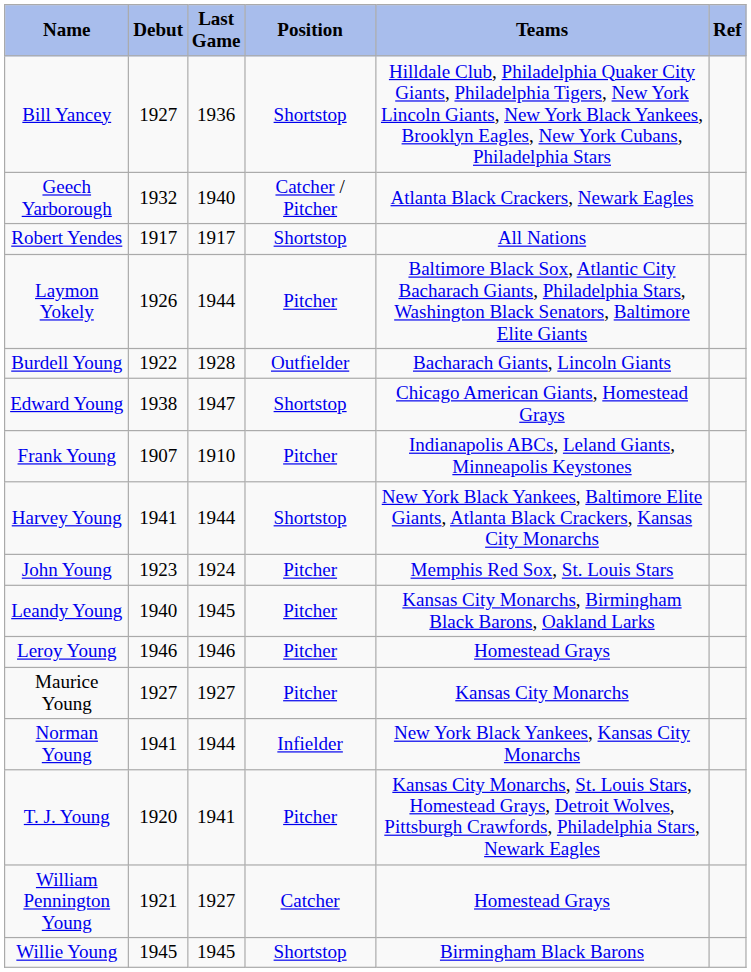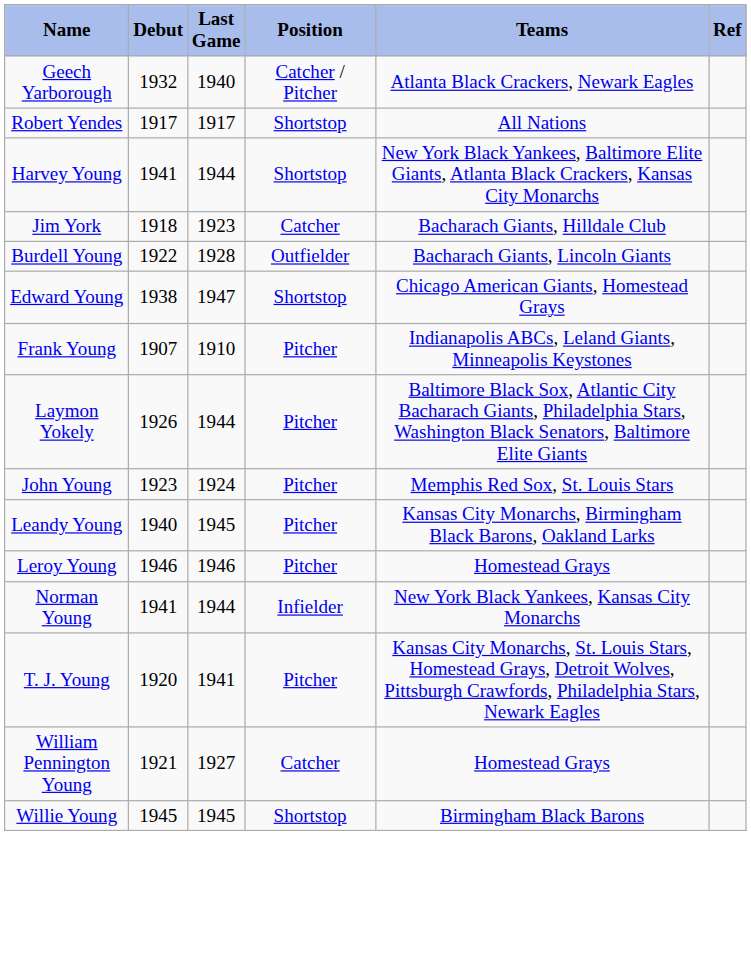- row: (67, 114)
rows swapped: (67, 301) <-> (67, 518)
+ row: (67, 226)
- row: (67, 692)
